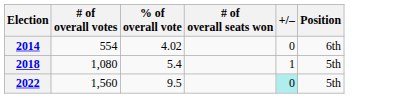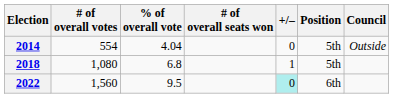+ column: (366, 20)
(171, 45) 4.02 -> (171, 45) 4.04
(333, 45) 6th -> (333, 45) 5th
(174, 64) 5.4 -> (174, 64) 6.8
(333, 83) 5th -> (333, 83) 6th
